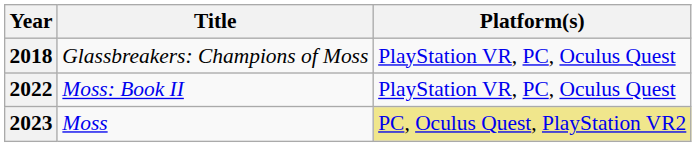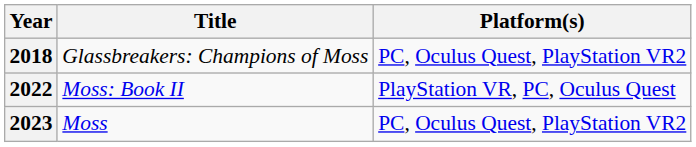(527, 55) PlayStation VR, PC, Oculus Quest -> (532, 55) PC, Oculus Quest, PlayStation VR2
(532, 123) khaki background -> (532, 123) no background
